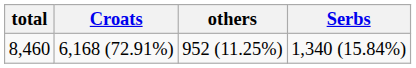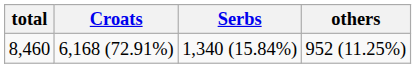columns swapped: (349, 19) <-> (232, 19)
